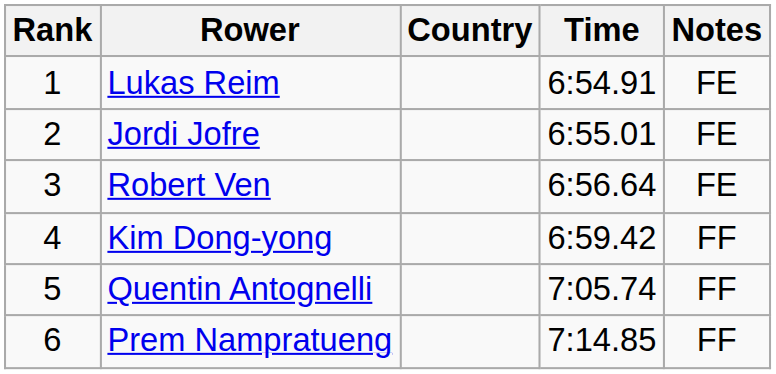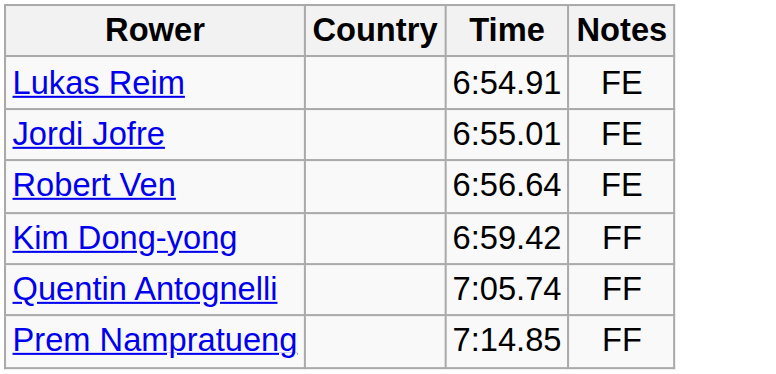- column: (52, 30)
